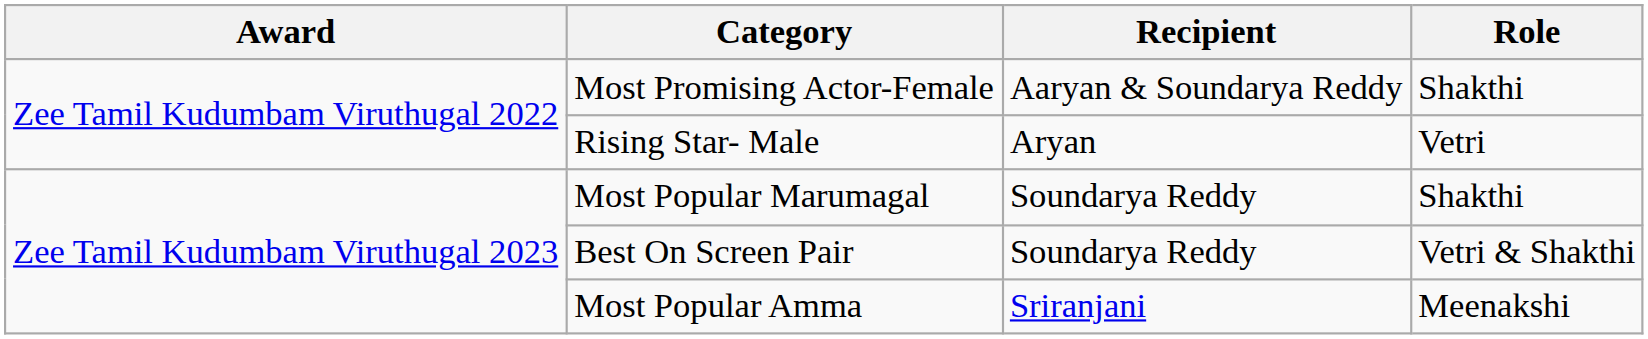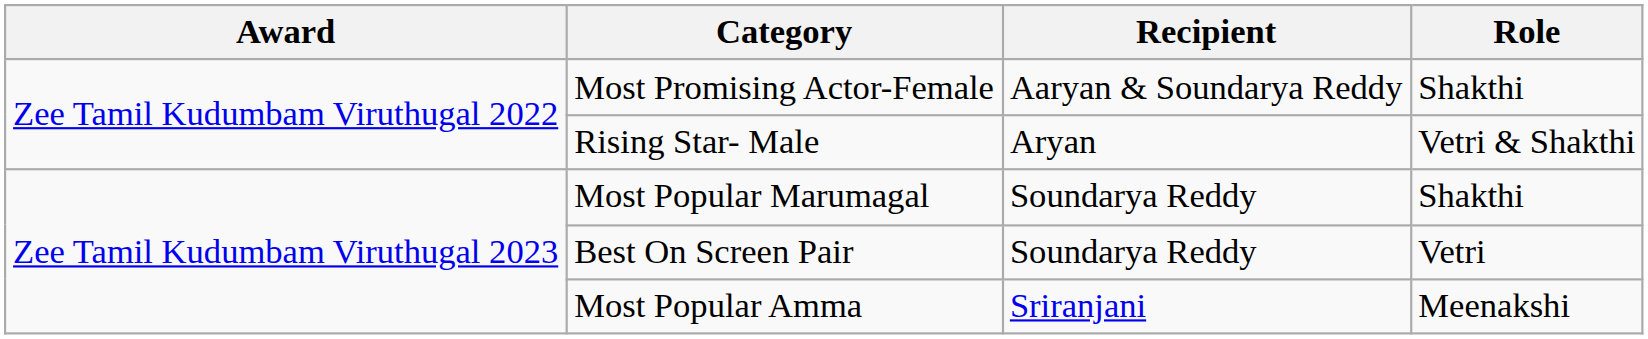(1452, 141) Vetri -> (1527, 141) Vetri & Shakthi
(1527, 251) Vetri & Shakthi -> (1452, 251) Vetri
